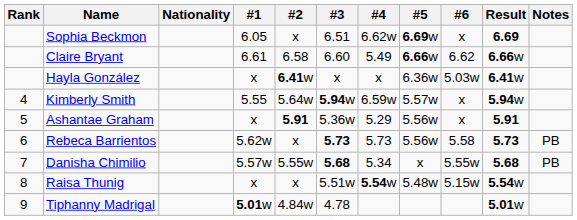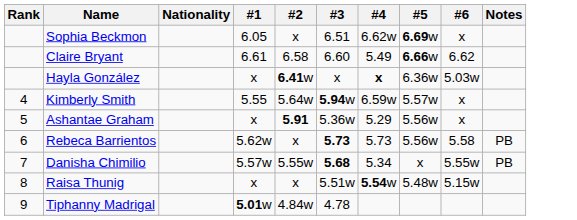- column: (506, 15)
(379, 78) normal -> (379, 78) bold
